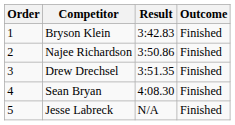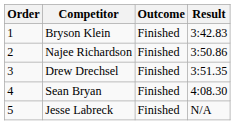columns swapped: (204, 14) <-> (156, 14)
